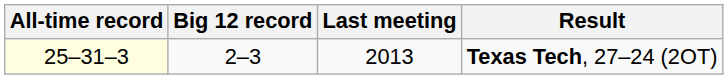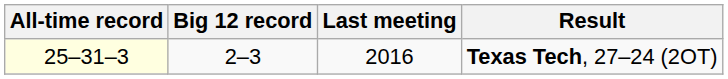(390, 56) 2013 -> (390, 56) 2016
